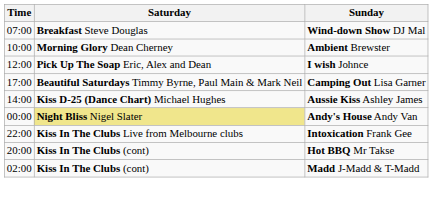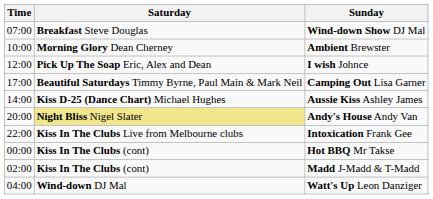(19, 116) 00:00 -> (19, 116) 20:00
(19, 151) 20:00 -> (19, 151) 00:00
+ row: (365, 185)
